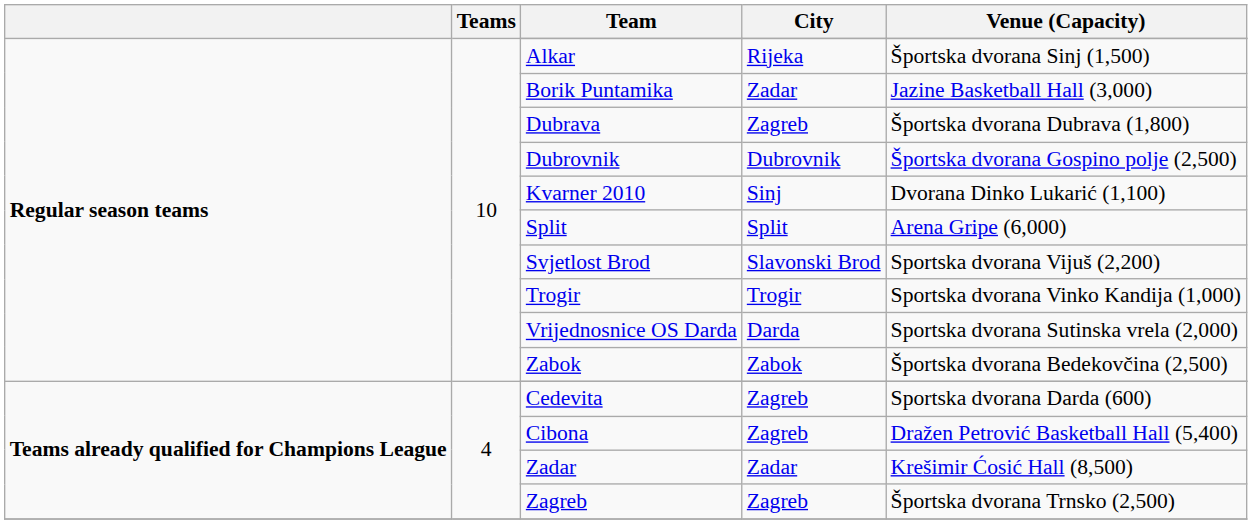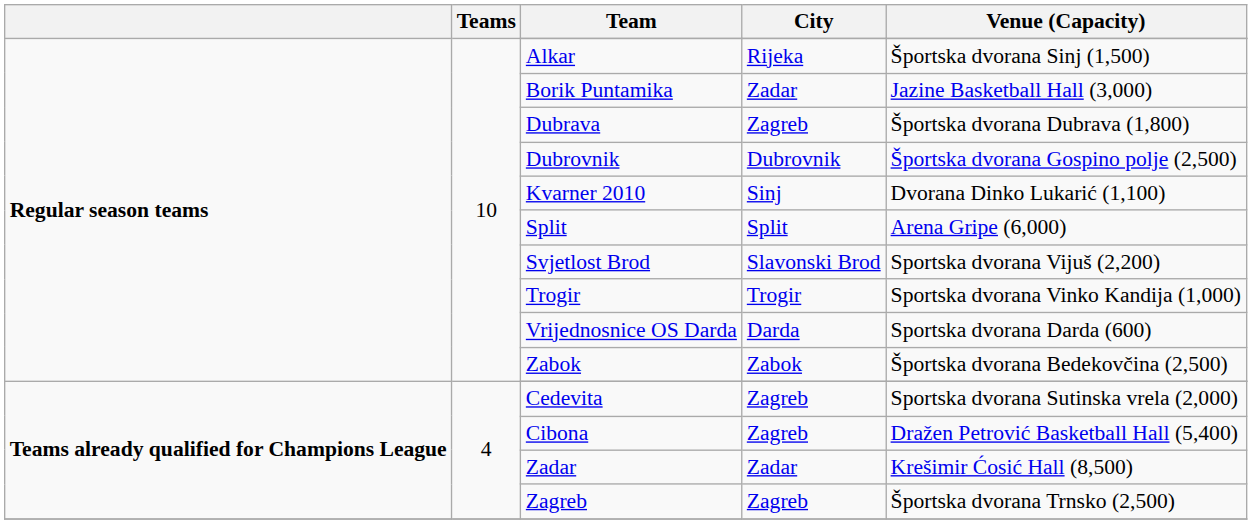(1064, 329) Sportska dvorana Sutinska vrela (2,000) -> (1021, 329) Sportska dvorana Darda (600)
(1021, 398) Sportska dvorana Darda (600) -> (1064, 398) Sportska dvorana Sutinska vrela (2,000)
